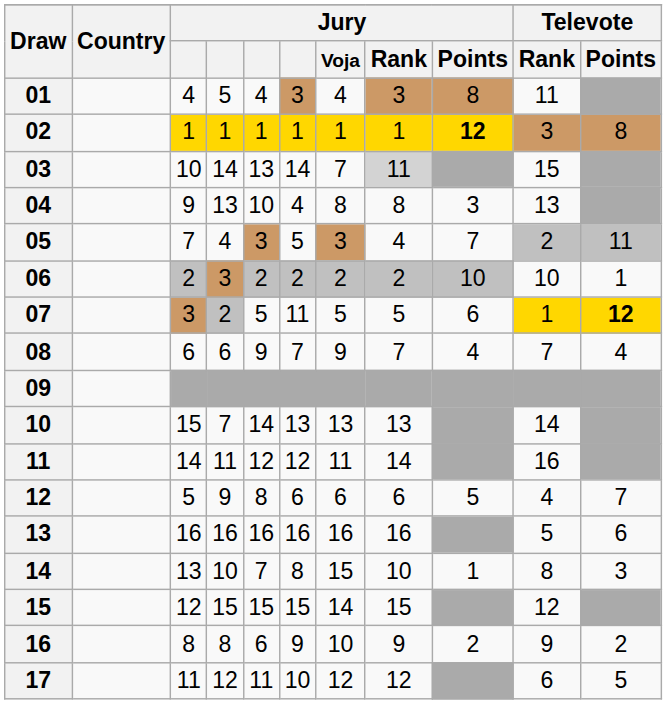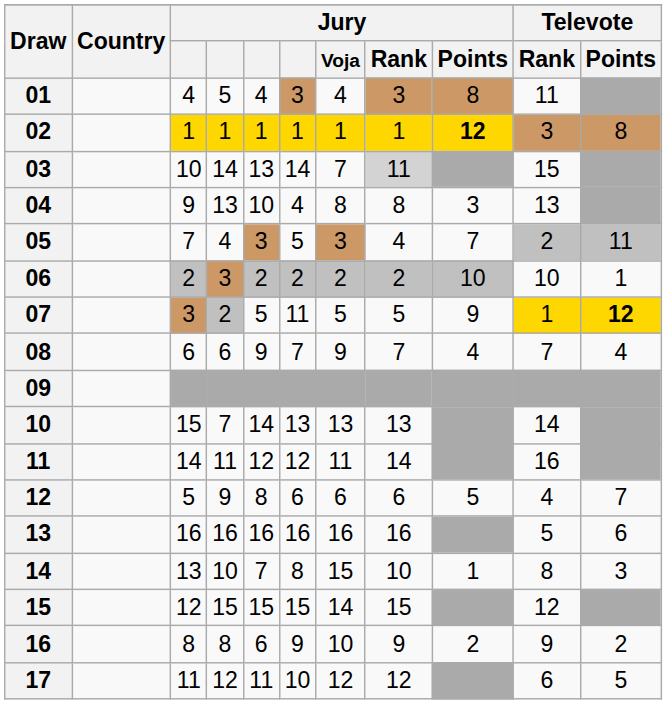(473, 315) 6 -> (473, 315) 9
